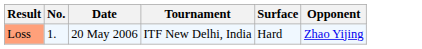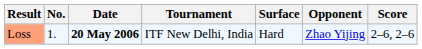+ column: (392, 14)
(104, 34) normal -> (105, 34) bold
